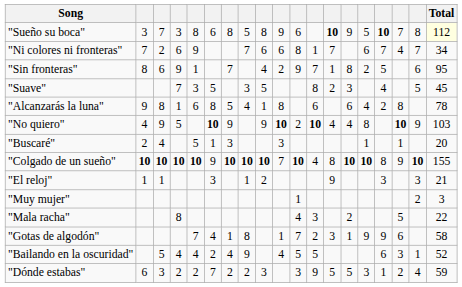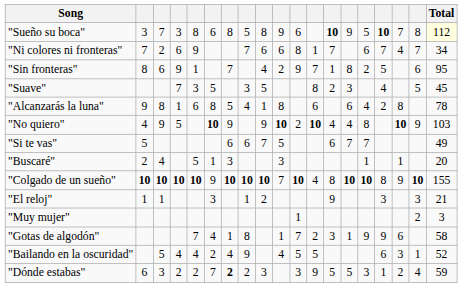+ row: (33, 143)
- row: (39, 217)
(230, 273) normal -> (230, 273) bold
